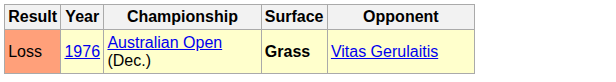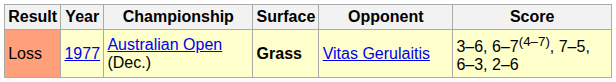+ column: (532, 17)
(82, 51) 1976 -> (82, 53) 1977
